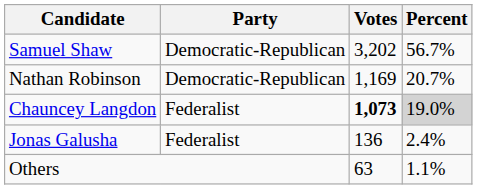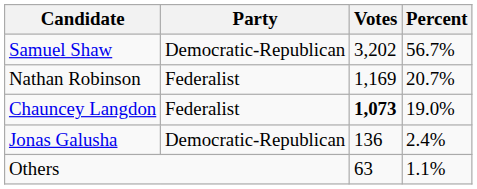(255, 79) Democratic-Republican -> (202, 79) Federalist
(430, 109) lightgrey background -> (430, 109) no background
(202, 139) Federalist -> (255, 139) Democratic-Republican
